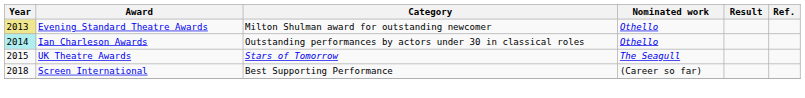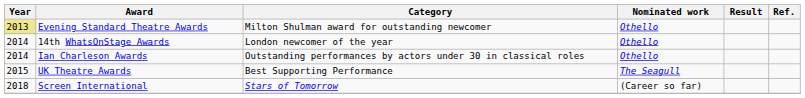+ row: (104, 41)
(17, 41) paleturquoise background -> (17, 56) no background
(291, 56) Stars of Tomorrow -> (319, 71) Best Supporting Performance
(319, 71) Best Supporting Performance -> (291, 86) Stars of Tomorrow
